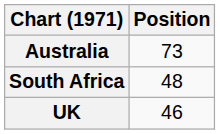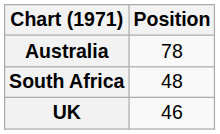(172, 50) 73 -> (172, 50) 78
